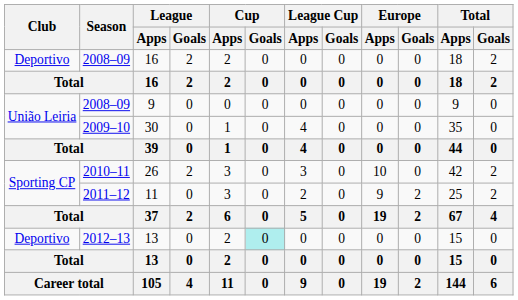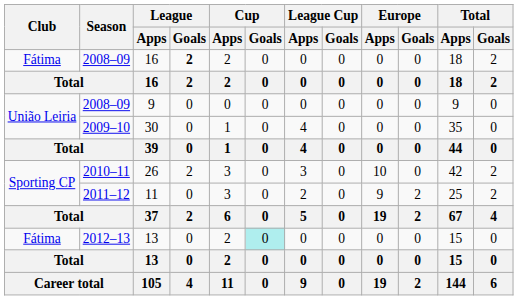(42, 60) Deportivo -> (42, 60) Fátima
(189, 60) normal -> (189, 60) bold
(42, 239) Deportivo -> (42, 239) Fátima
